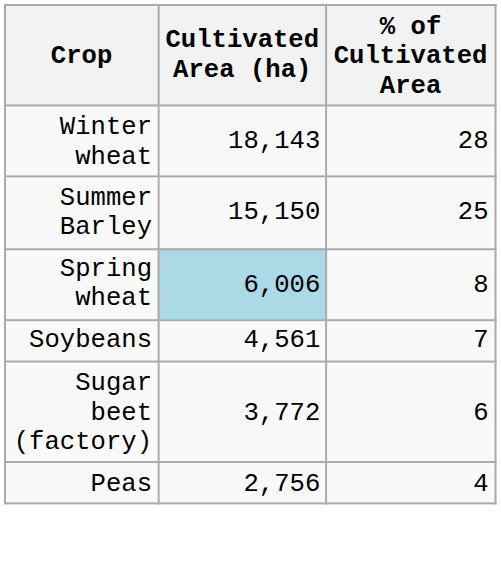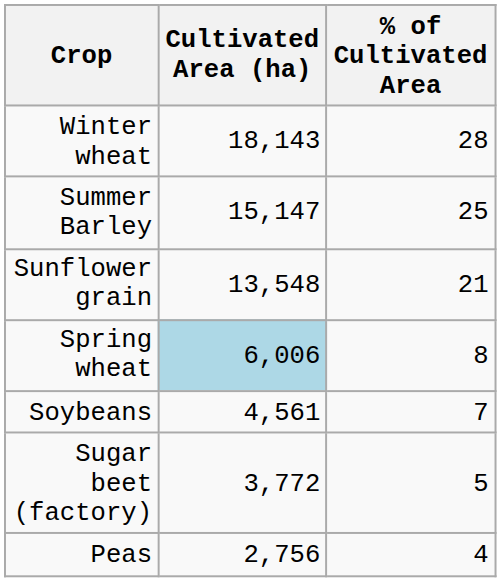(274, 213) 15,150 -> (274, 213) 15,147
+ row: (83, 284)
(481, 412) 6 -> (481, 483) 5
